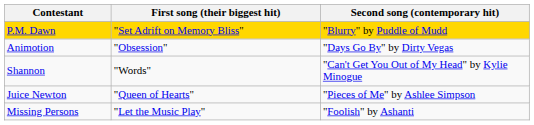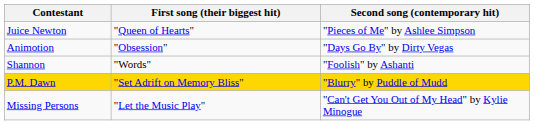rows swapped: (37, 94) <-> (31, 30)
(415, 71) "Can't Get You Out of My Head" by Kylie Minogue -> (368, 64) "Foolish" by Ashanti
(368, 111) "Foolish" by Ashanti -> (415, 105) "Can't Get You Out of My Head" by Kylie Minogue
